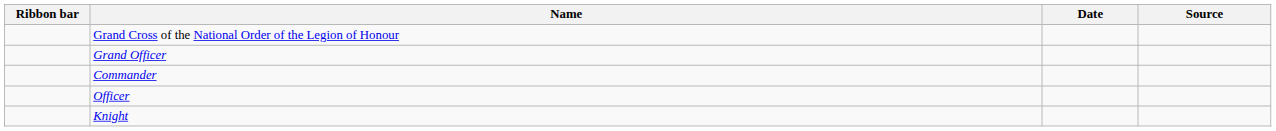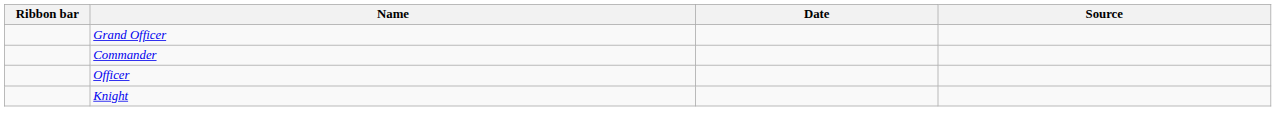- row: (246, 34)
